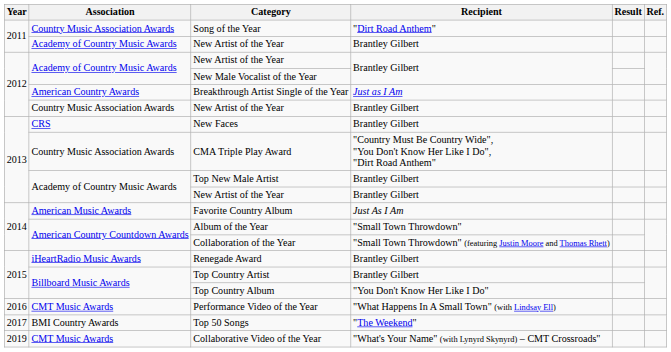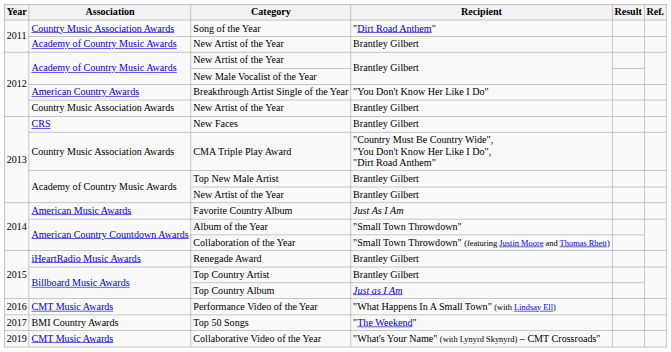(378, 92) Just as I Am -> (421, 92) "You Don't Know Her Like I Do"
(421, 290) "You Don't Know Her Like I Do" -> (378, 290) Just as I Am
